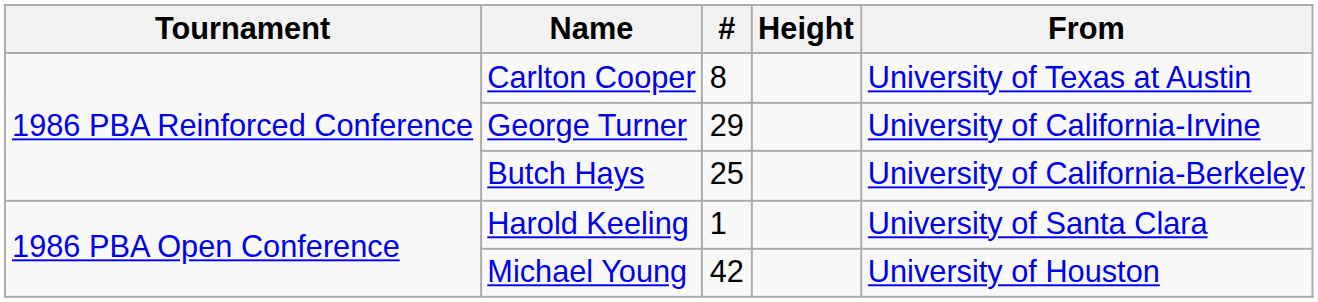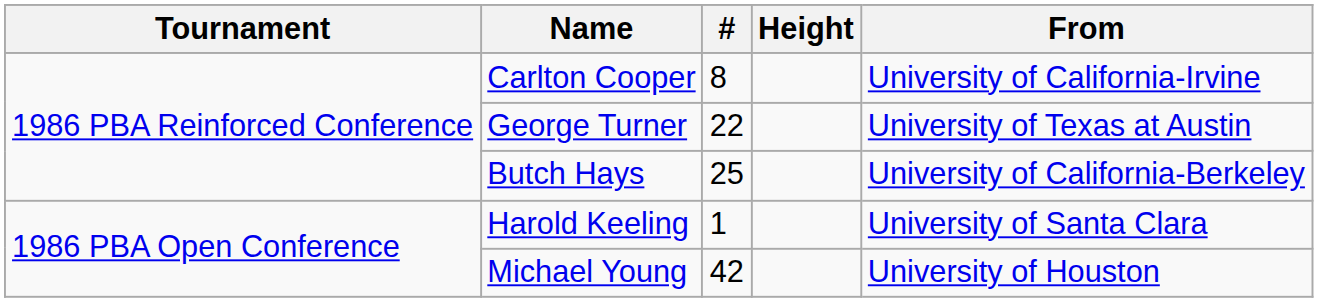(1060, 77) University of Texas at Austin -> (1064, 77) University of California-Irvine
(727, 126) 29 -> (727, 126) 22
(1064, 126) University of California-Irvine -> (1060, 126) University of Texas at Austin
